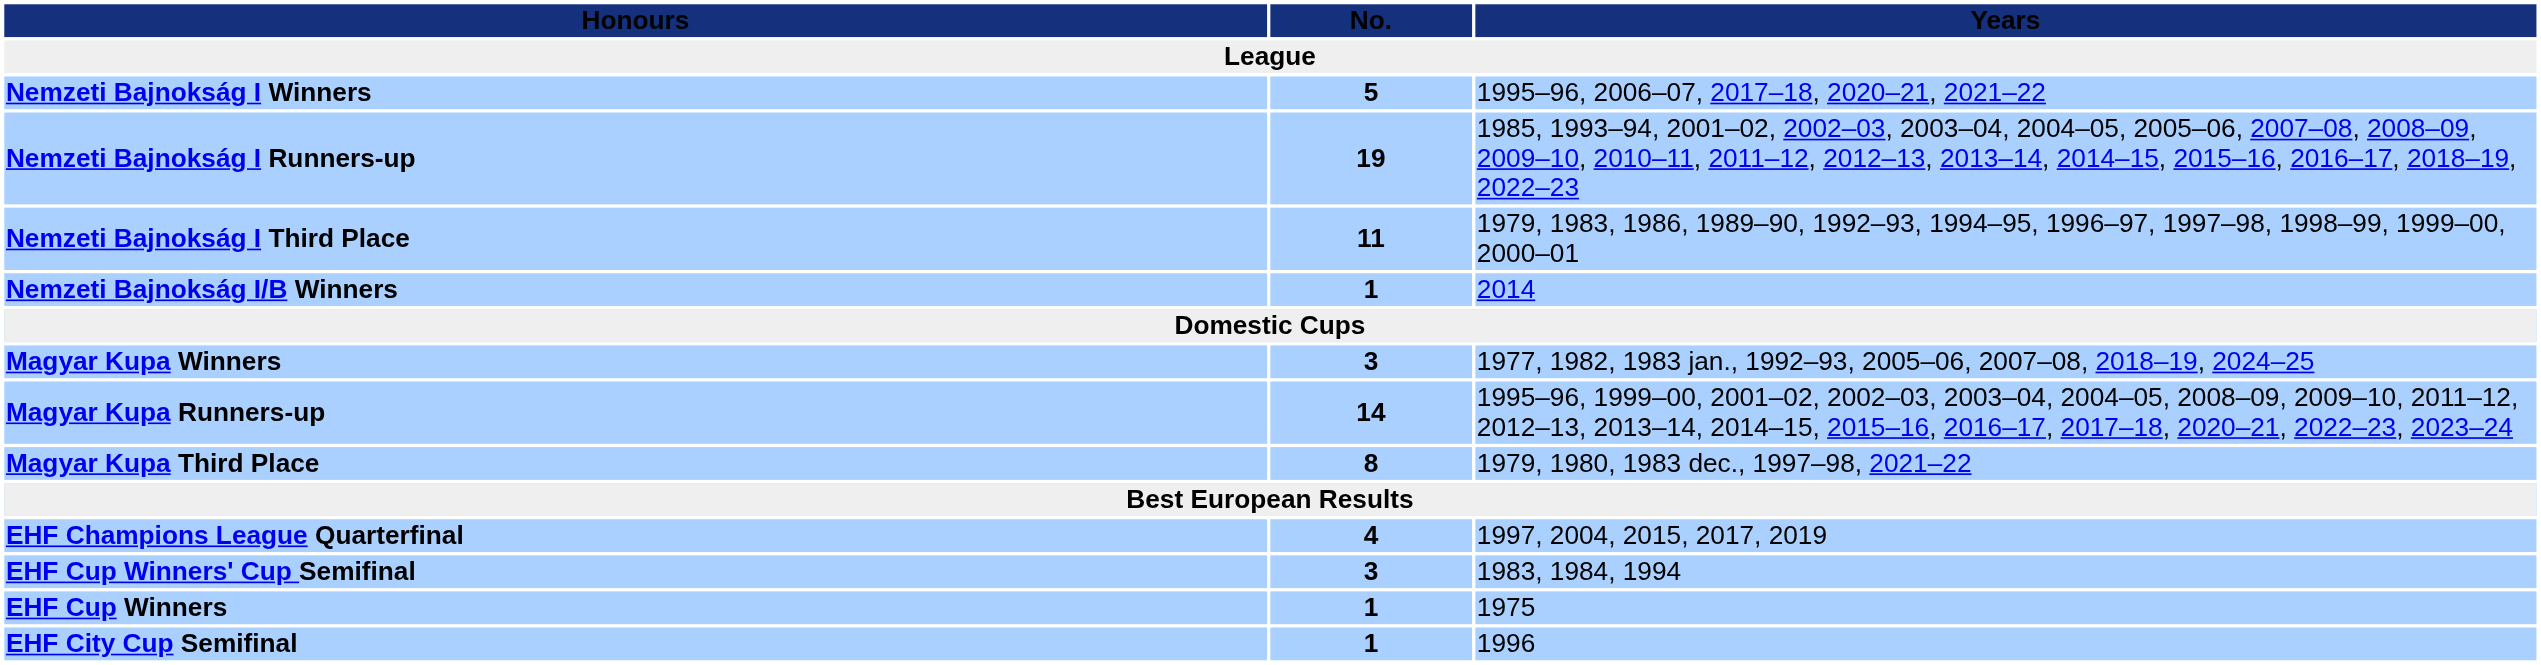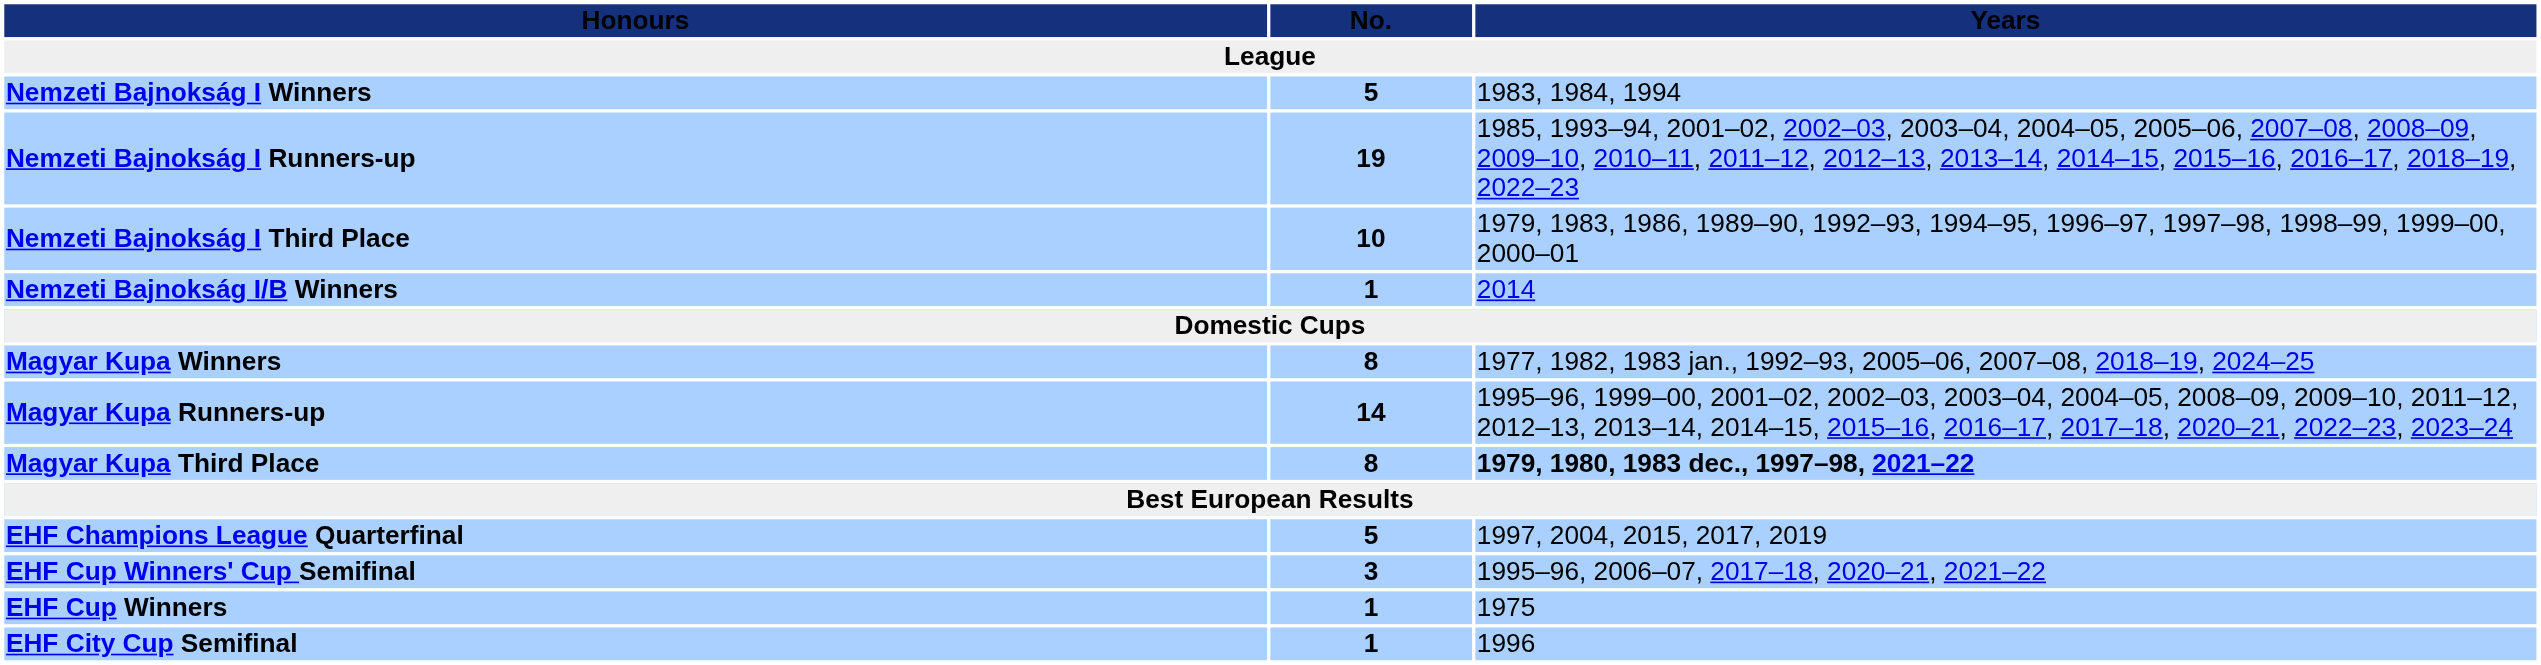(1761, 92) 1995–96, 2006–07, 2017–18, 2020–21, 2021–22 -> (1579, 92) 1983, 1984, 1994
(1371, 238) 11 -> (1371, 238) 10
(1371, 361) 3 -> (1371, 361) 8
(1724, 463) normal -> (1726, 463) bold
(1371, 535) 4 -> (1371, 535) 5
(1579, 571) 1983, 1984, 1994 -> (1761, 571) 1995–96, 2006–07, 2017–18, 2020–21, 2021–22
